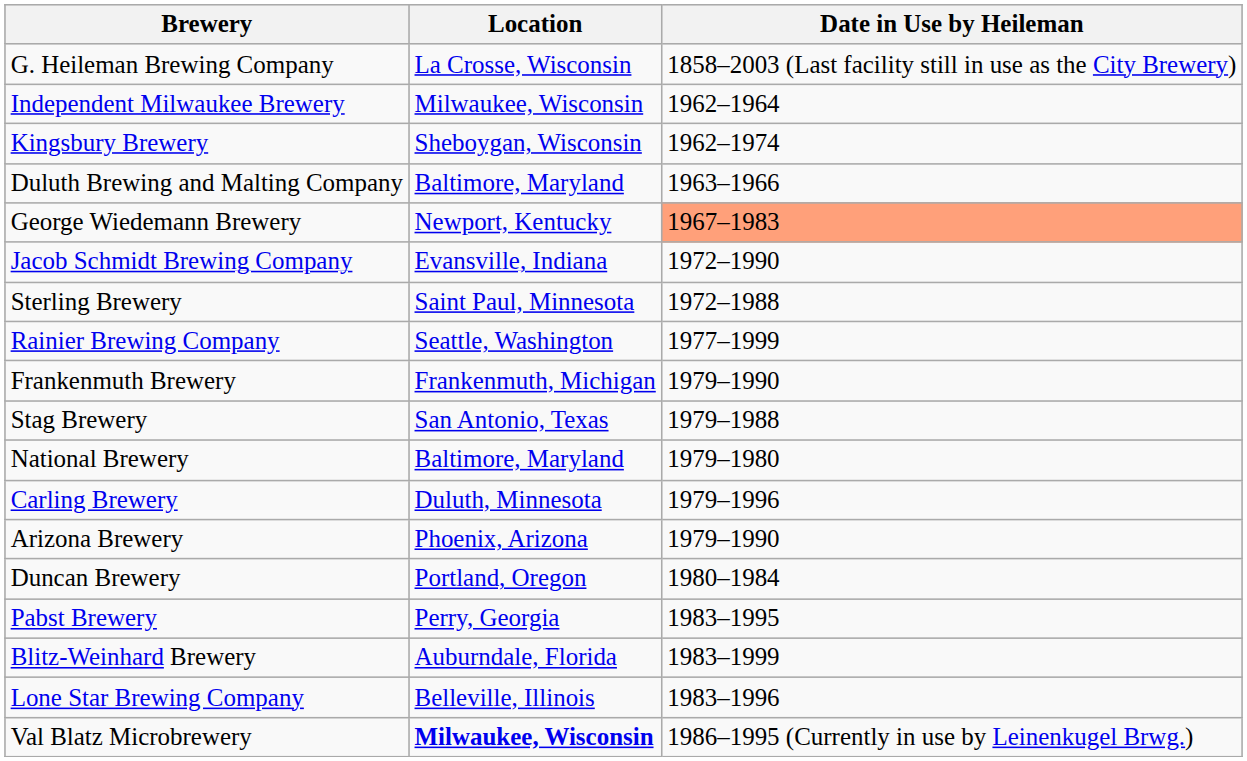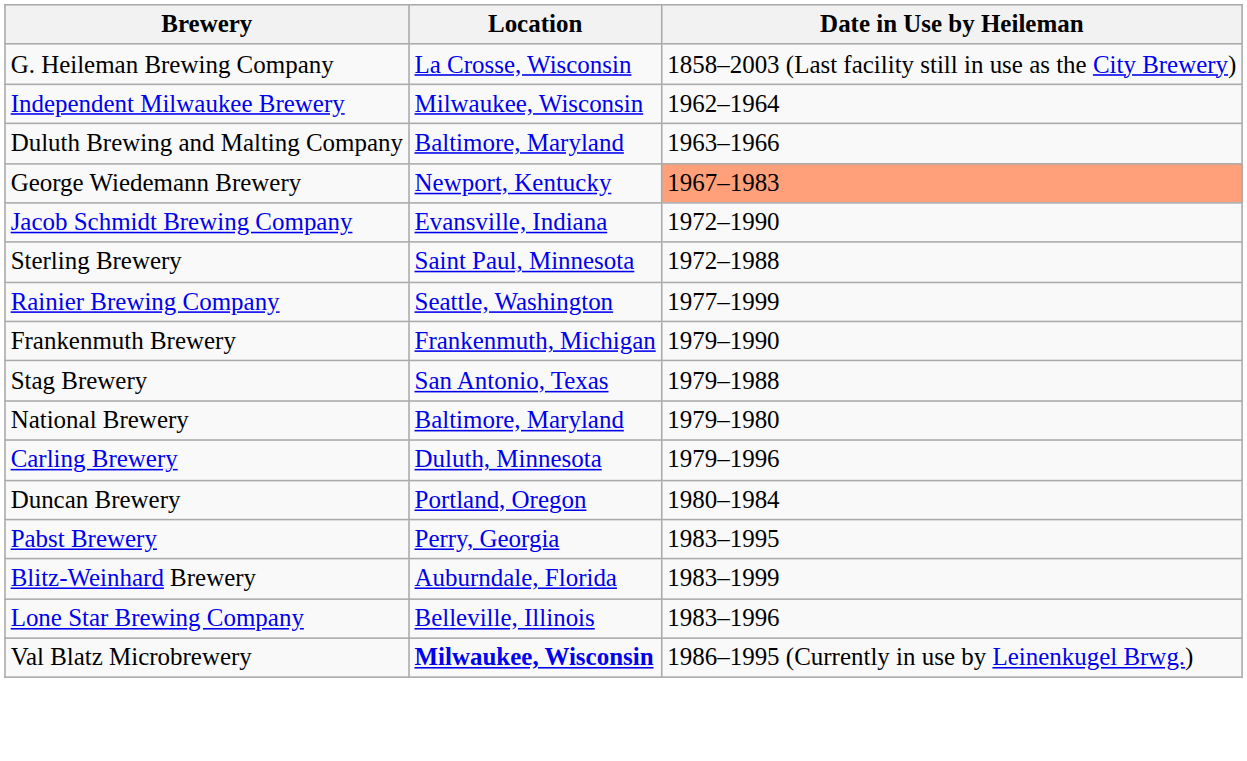- row: (109, 143)
- row: (97, 538)
